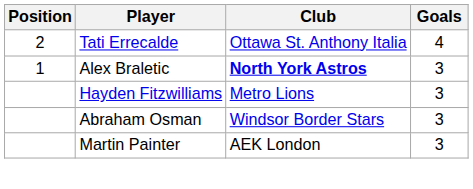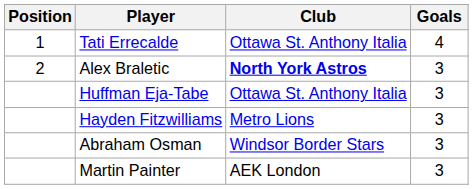(40, 42) 2 -> (40, 42) 1
(40, 68) 1 -> (40, 68) 2
+ row: (144, 94)
